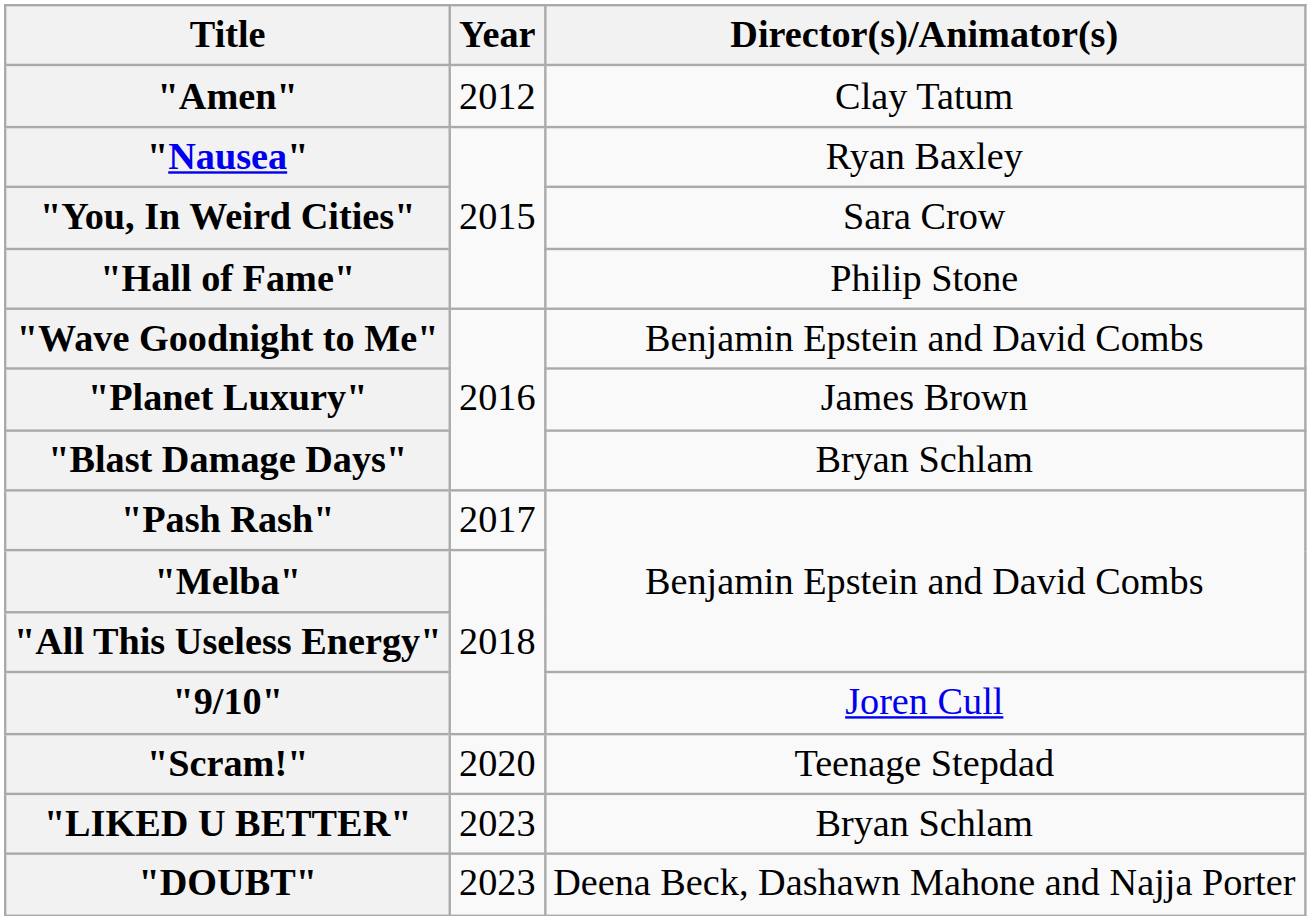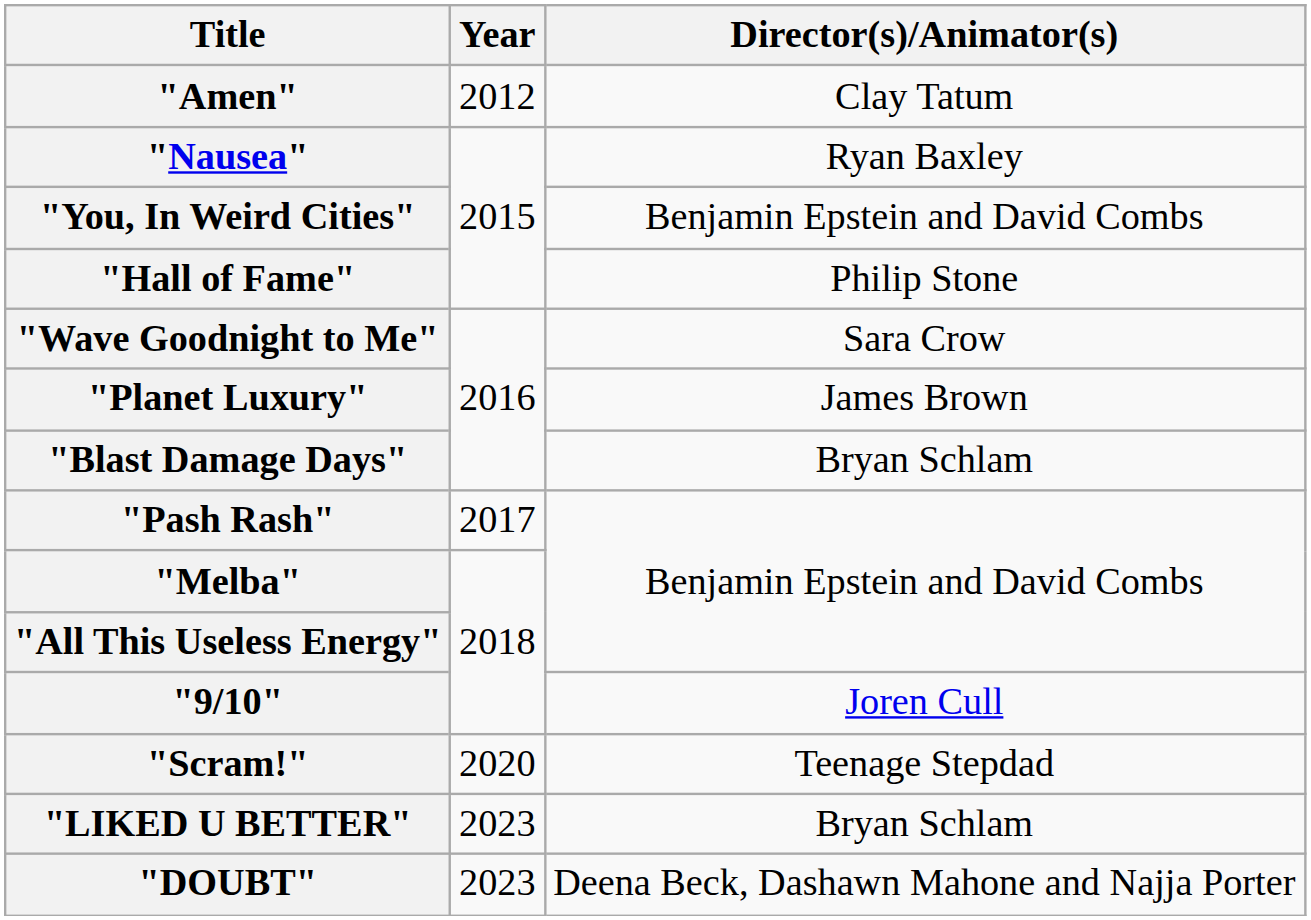(924, 216) Sara Crow -> (924, 216) Benjamin Epstein and David Combs
(924, 338) Benjamin Epstein and David Combs -> (924, 338) Sara Crow
